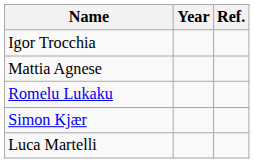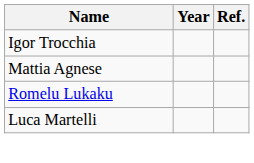- row: (48, 119)
